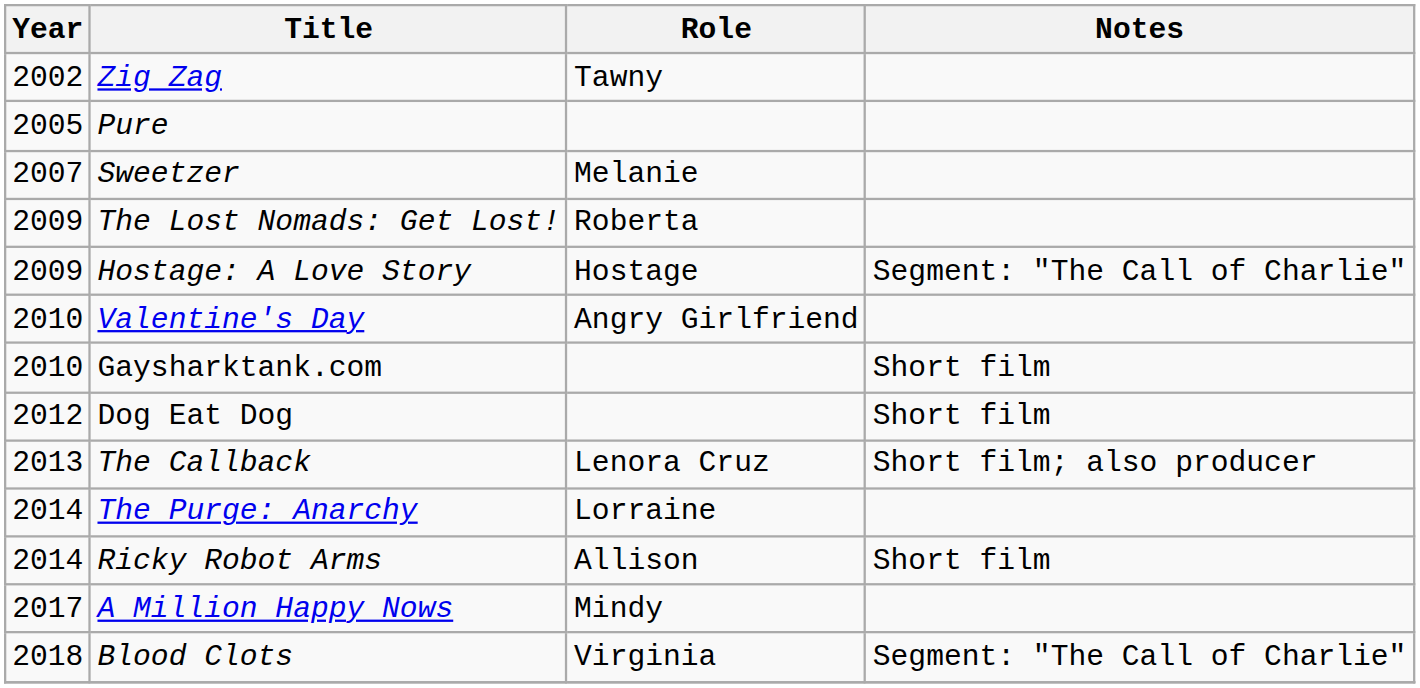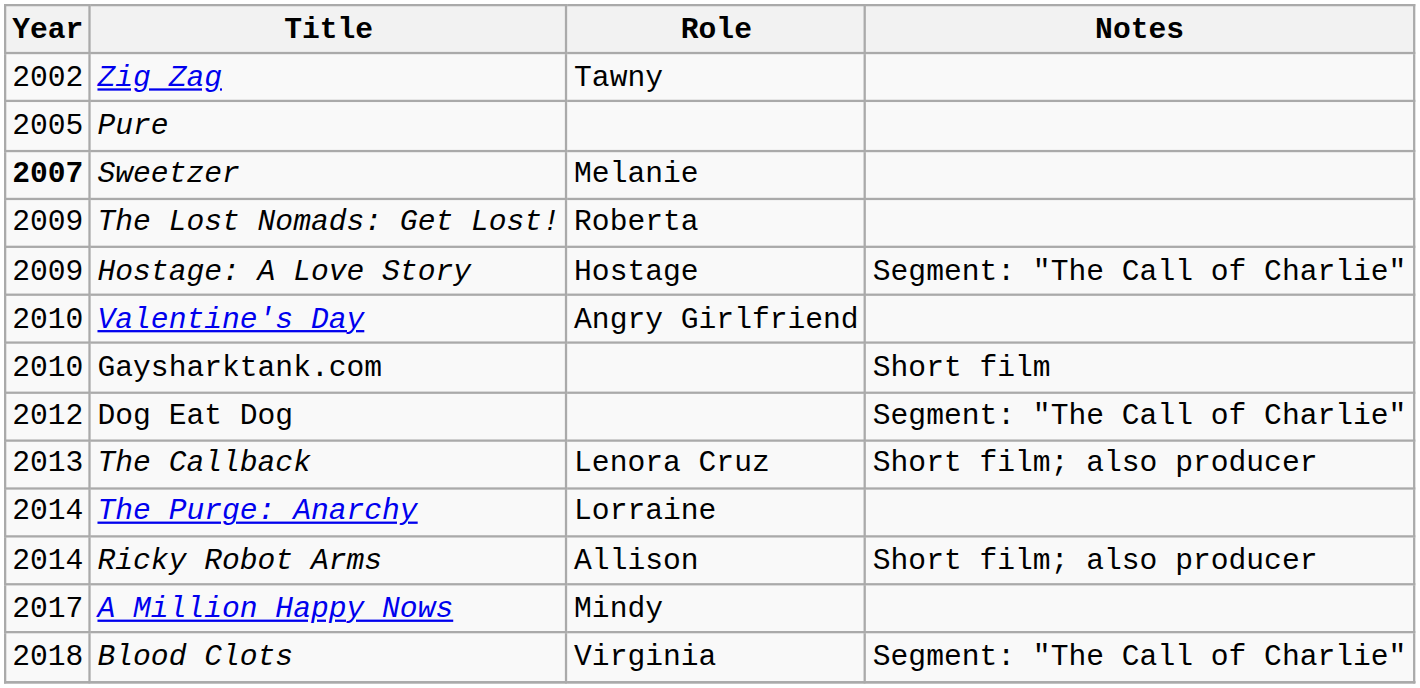(48, 174) normal -> (48, 174) bold
(962, 416) Short film -> (1140, 416) Segment: "The Call of Charlie"
(962, 561) Short film -> (1095, 561) Short film; also producer
